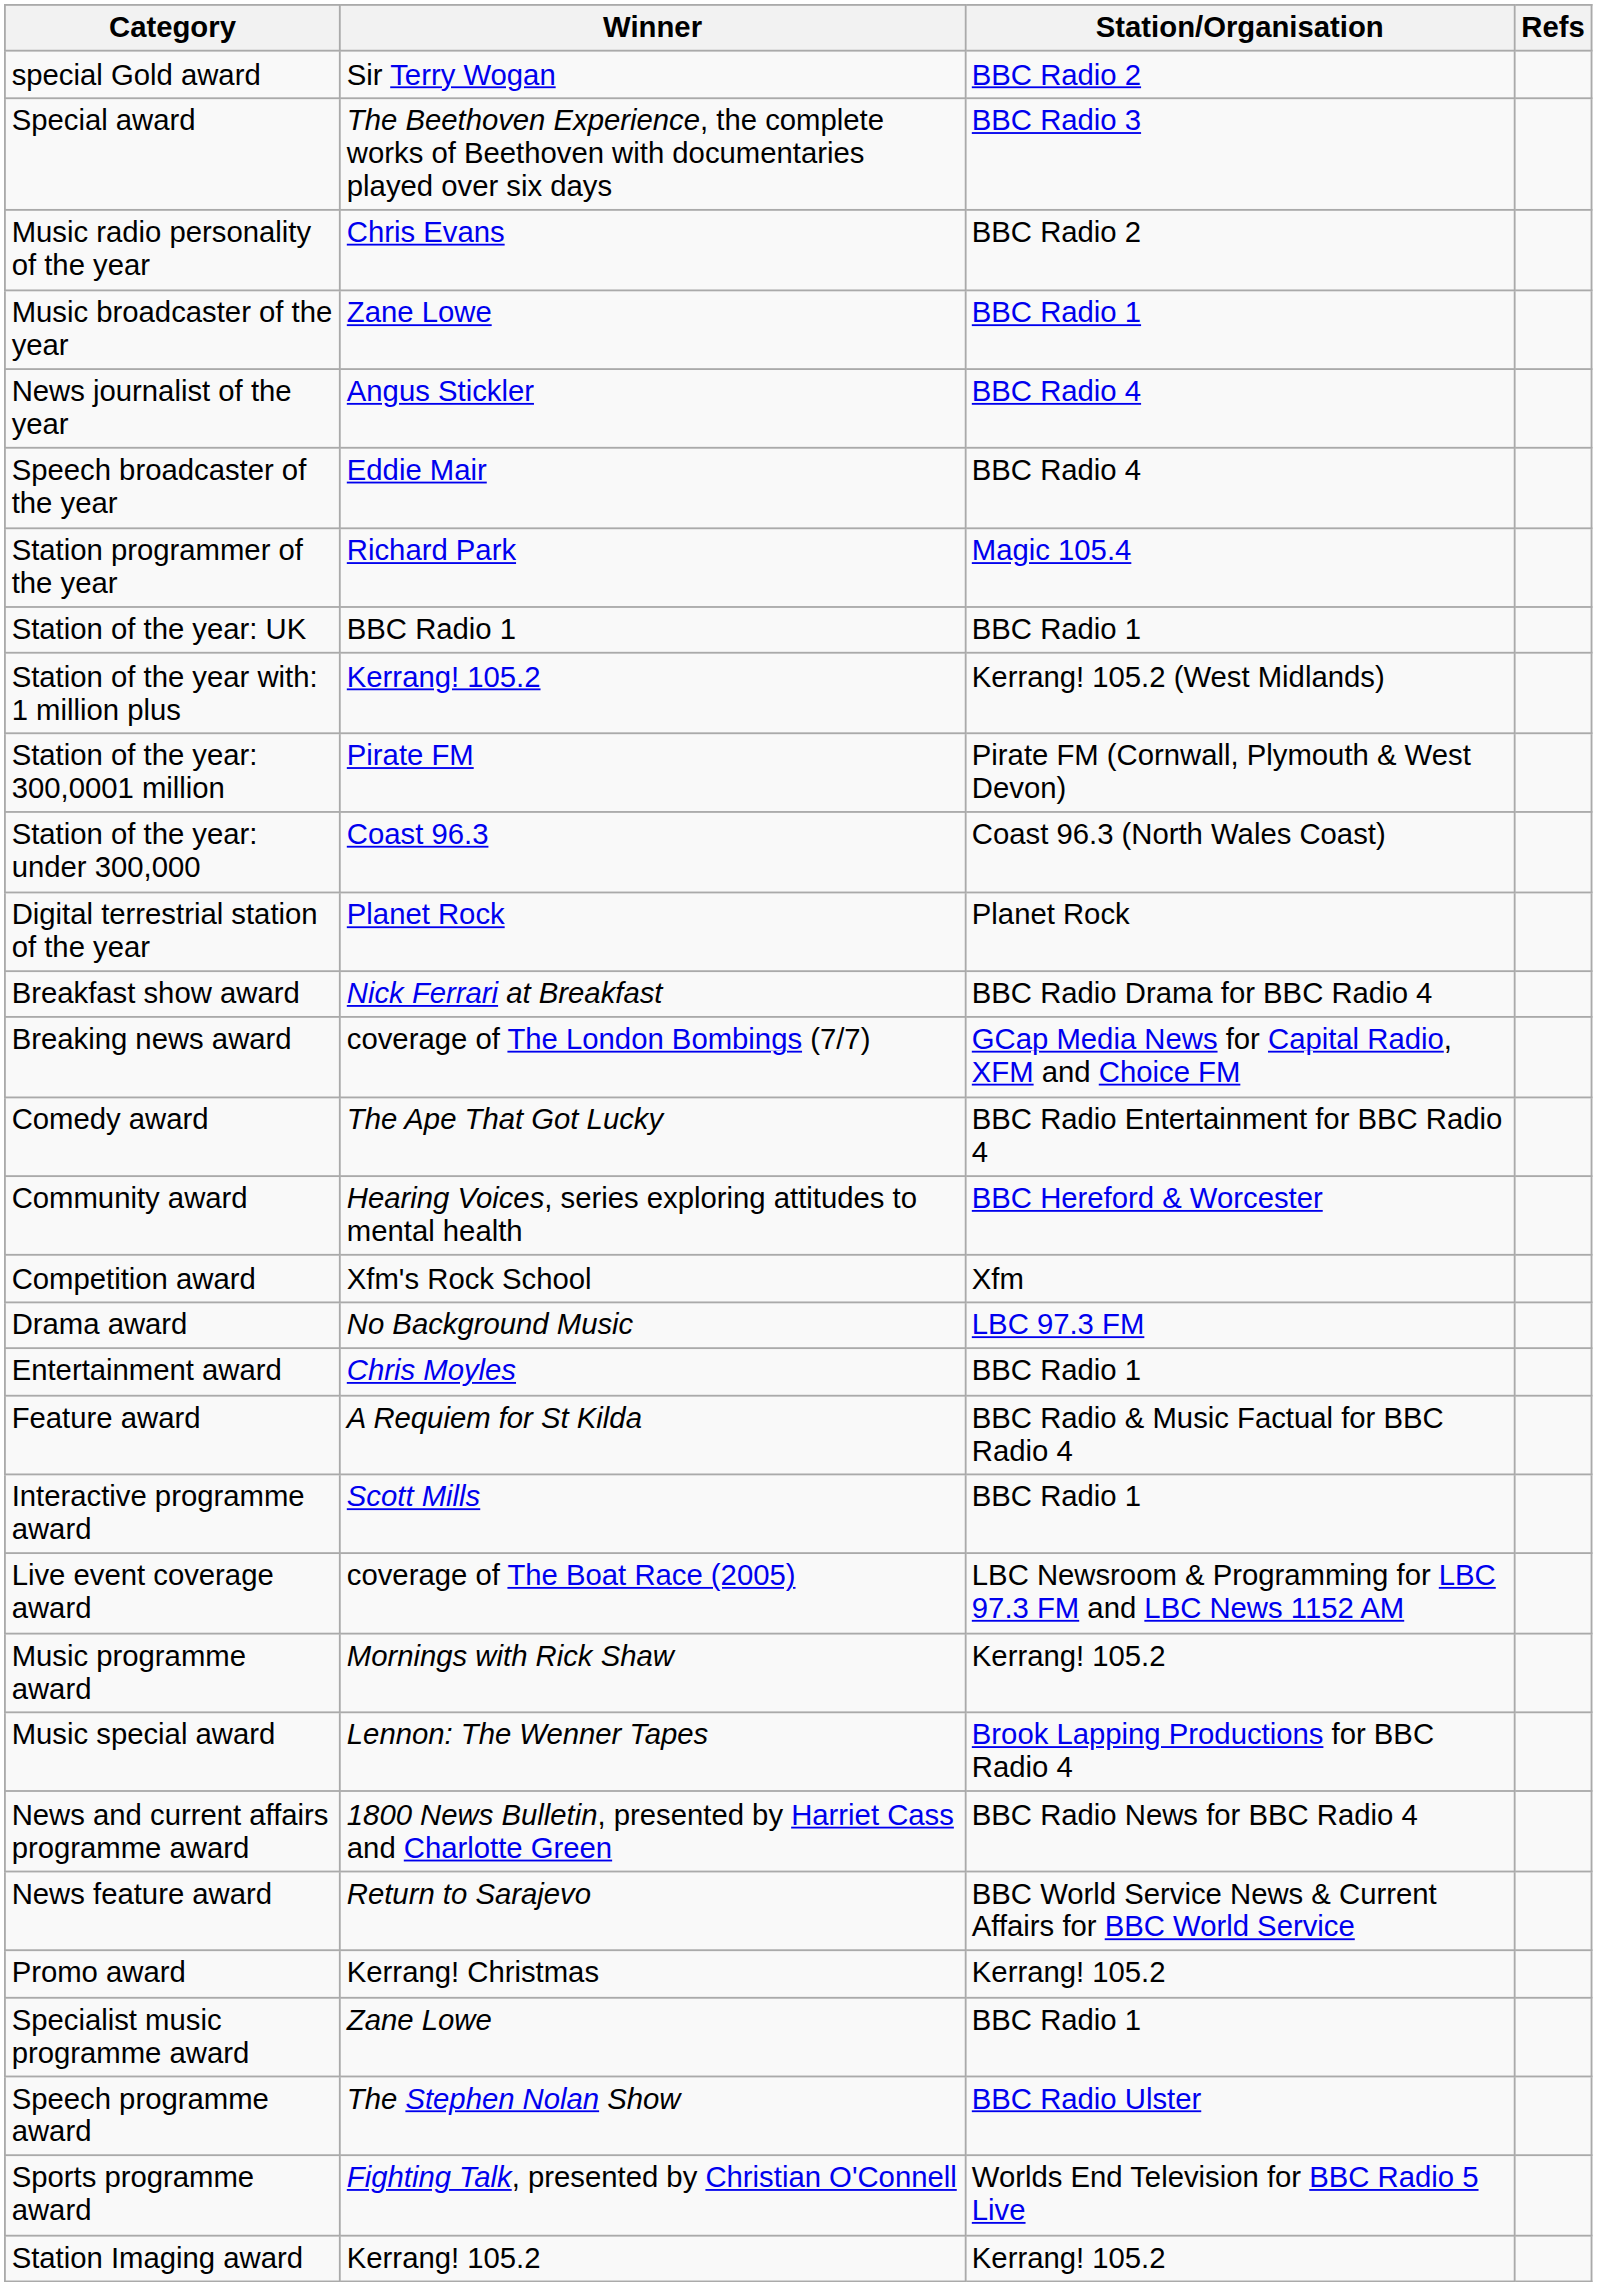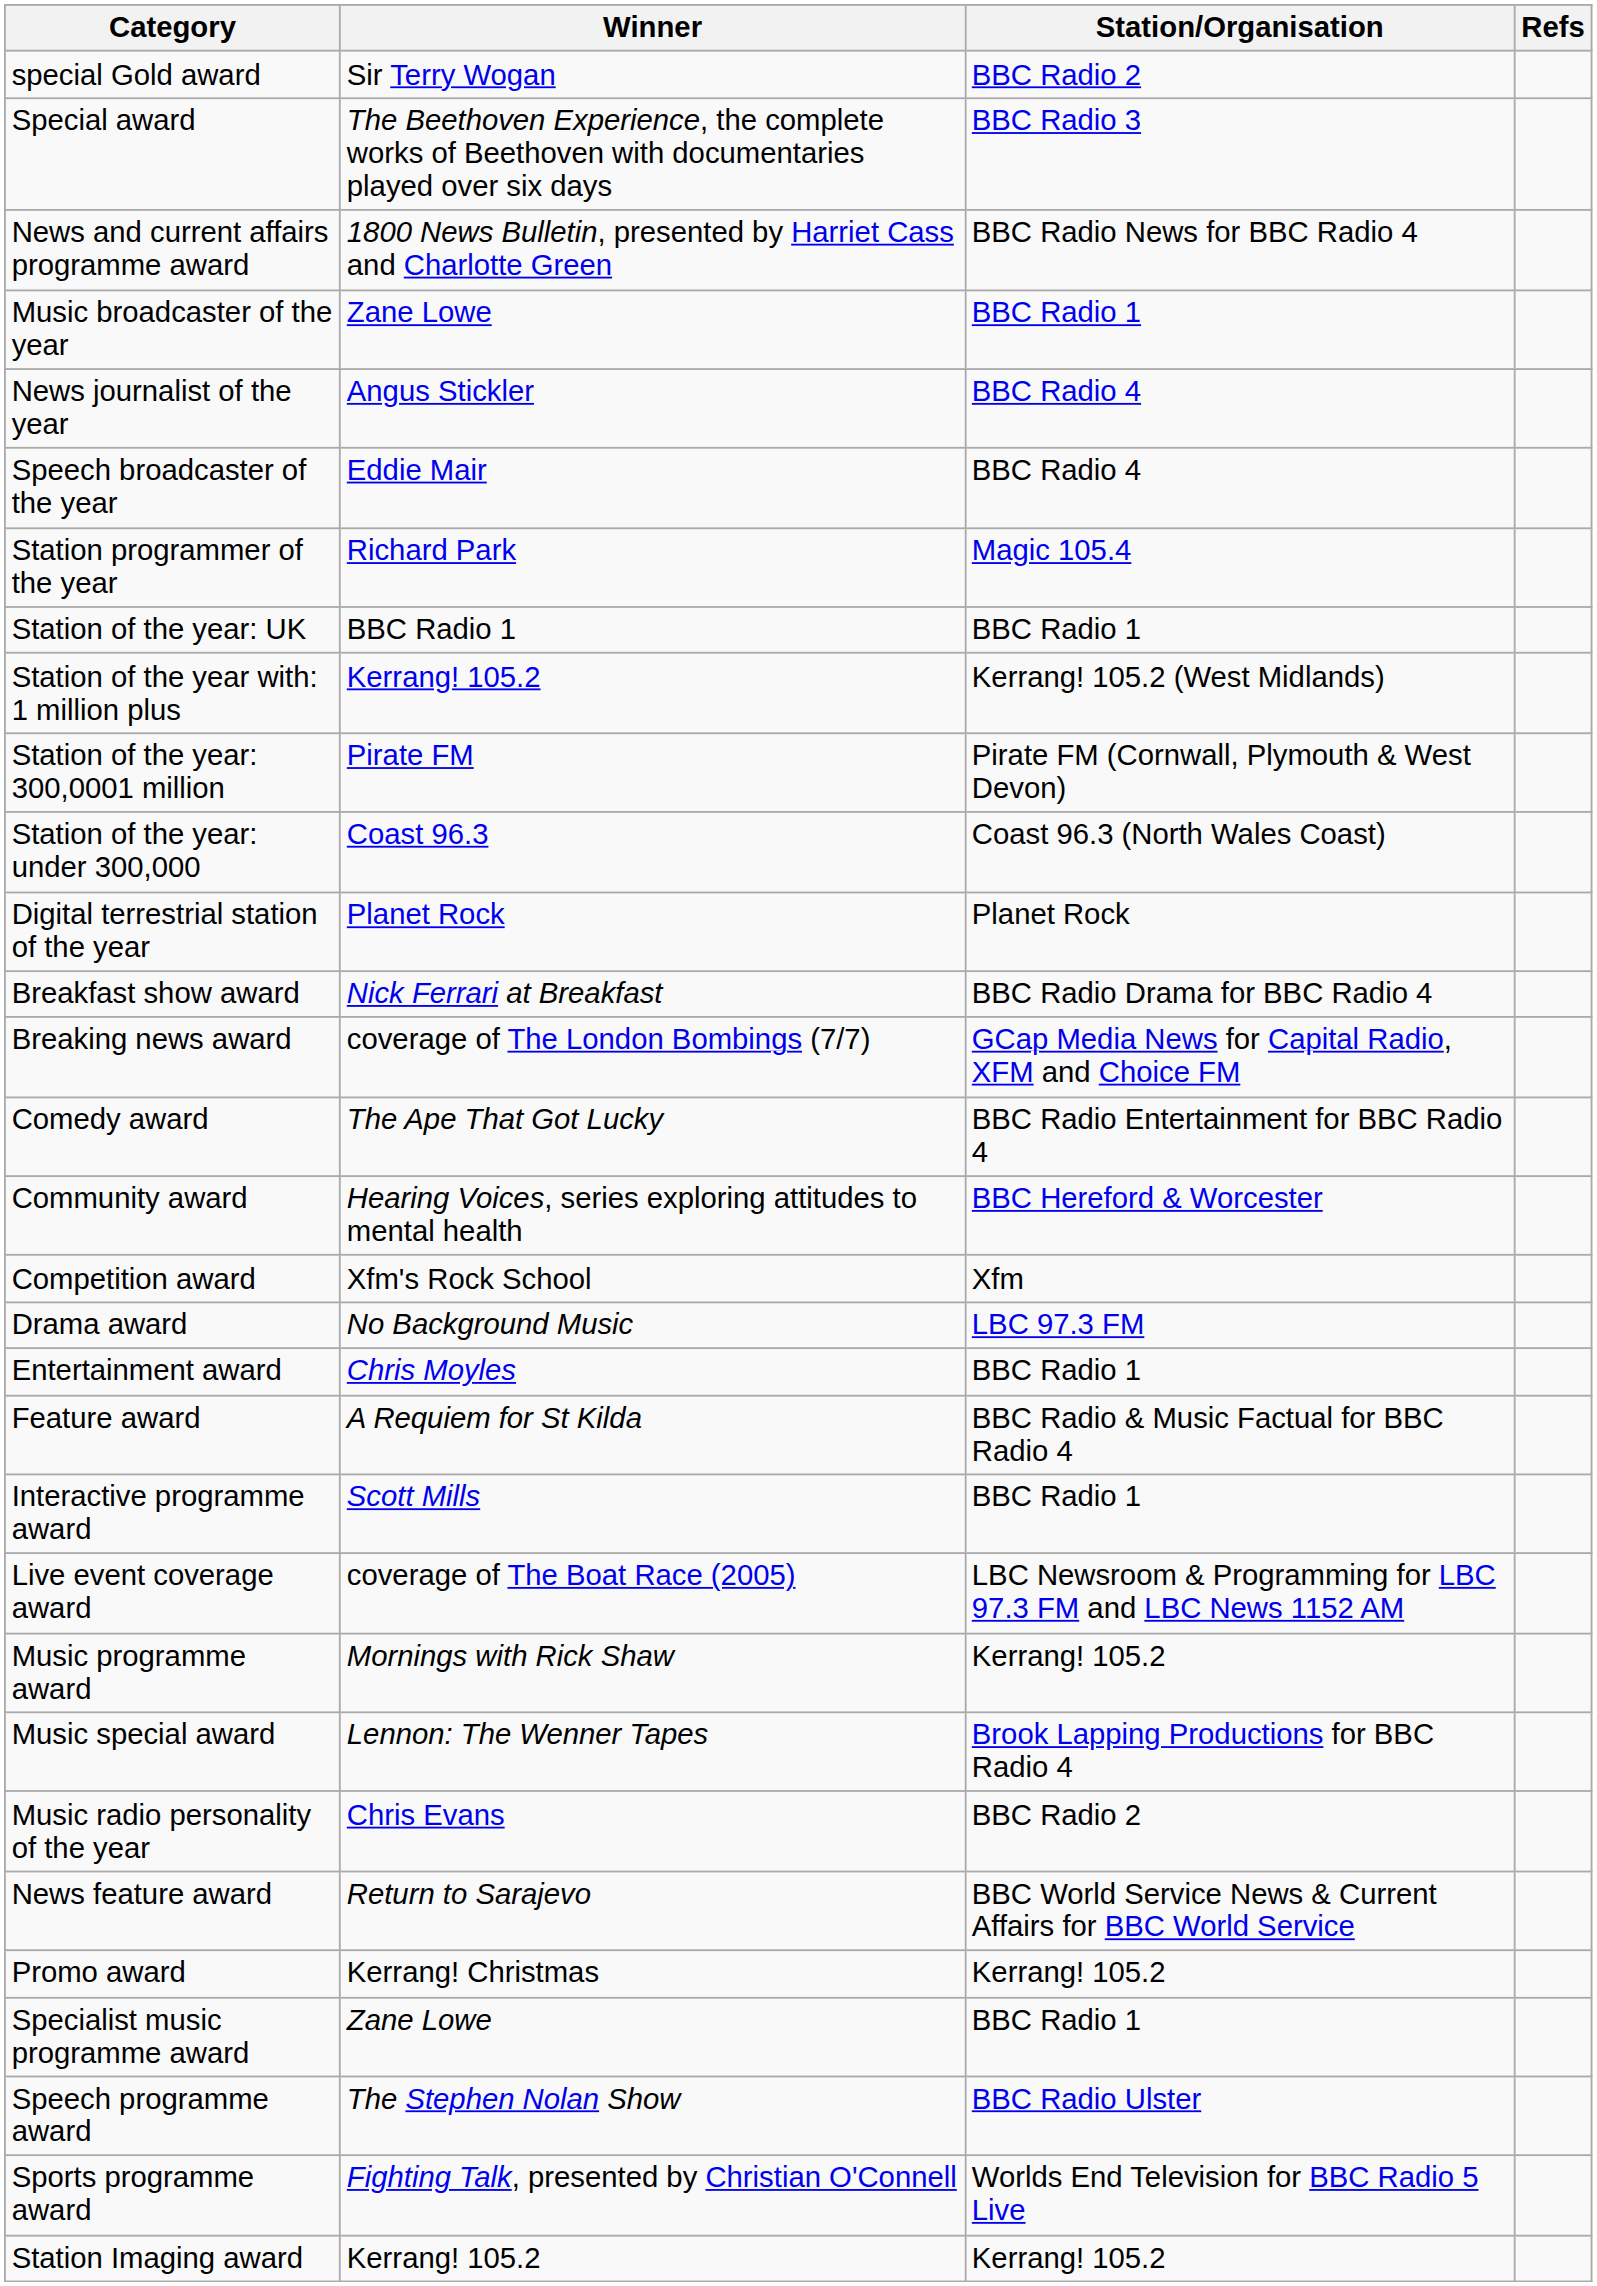rows swapped: (161, 249) <-> (170, 1830)
